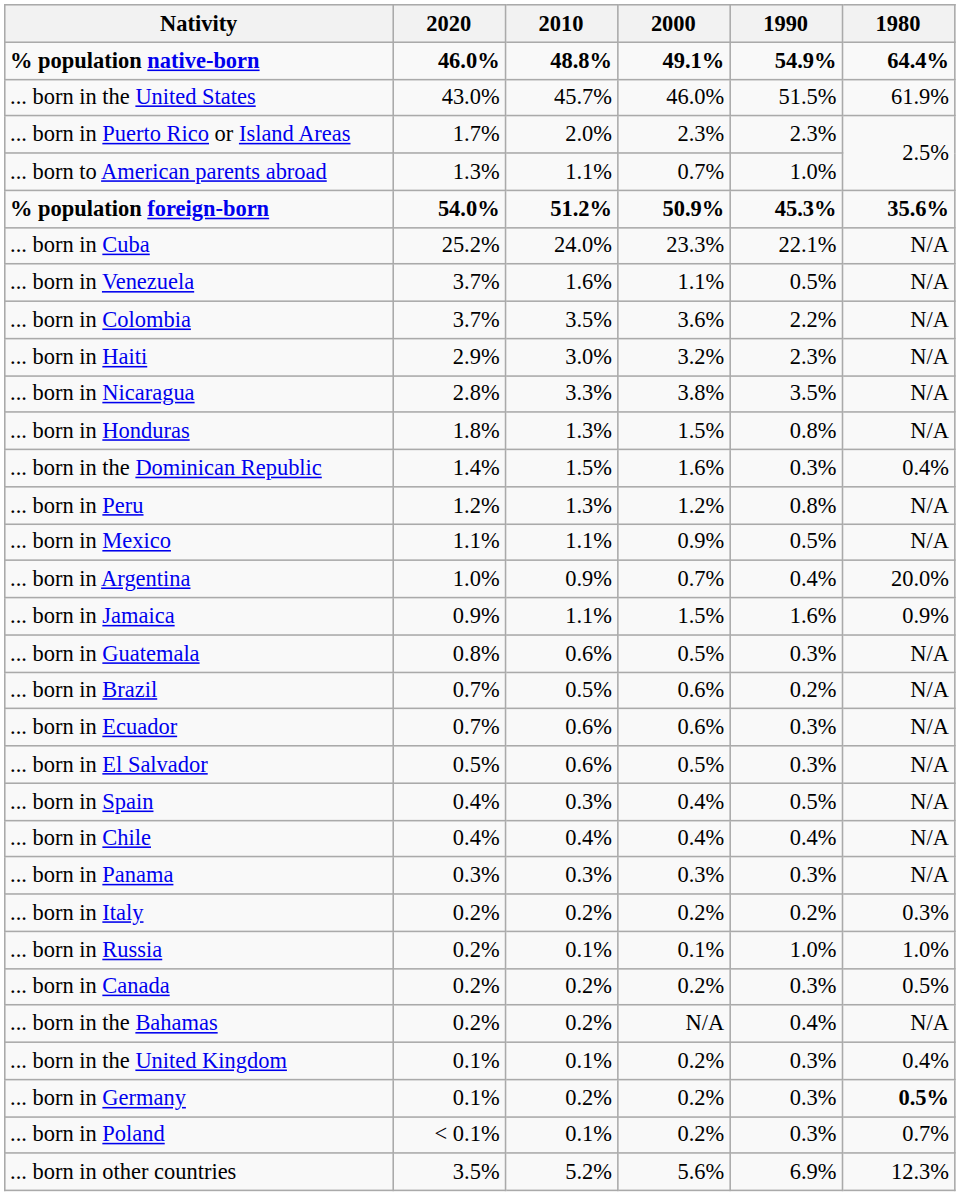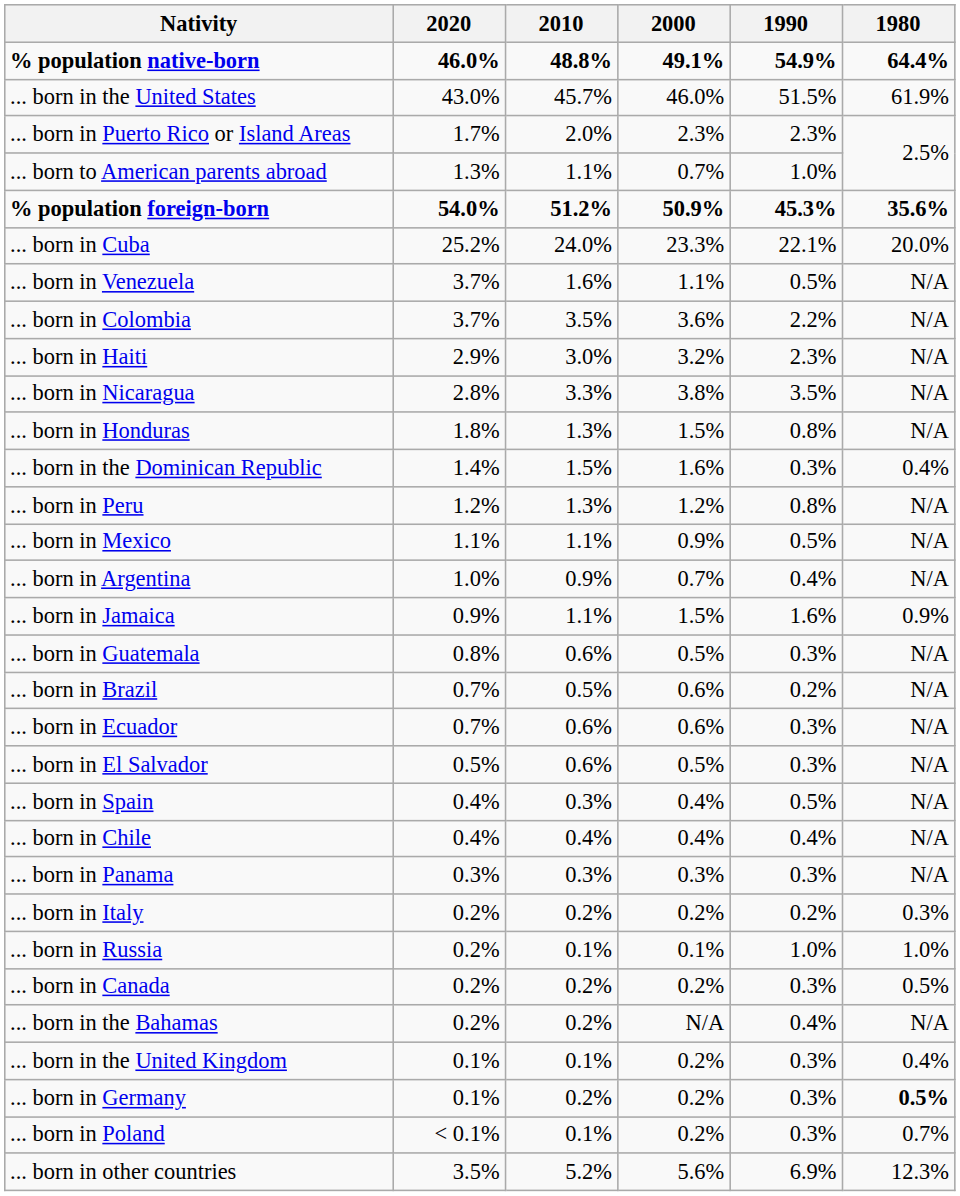(930, 245) N/A -> (920, 245) 20.0%
(920, 579) 20.0% -> (930, 579) N/A
